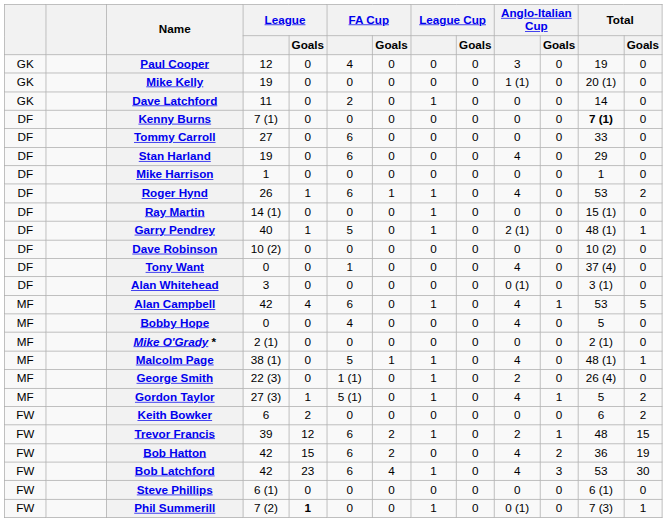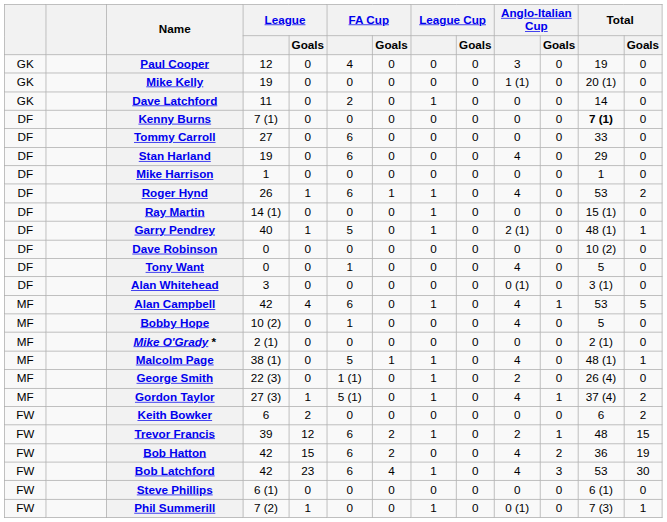(266, 249) 10 (2) -> (266, 249) 0
(601, 267) 37 (4) -> (601, 267) 5
(266, 323) 0 -> (266, 323) 10 (2)
(350, 323) 4 -> (350, 323) 1
(601, 397) 5 -> (601, 397) 37 (4)
(308, 508) bold -> (308, 508) normal
